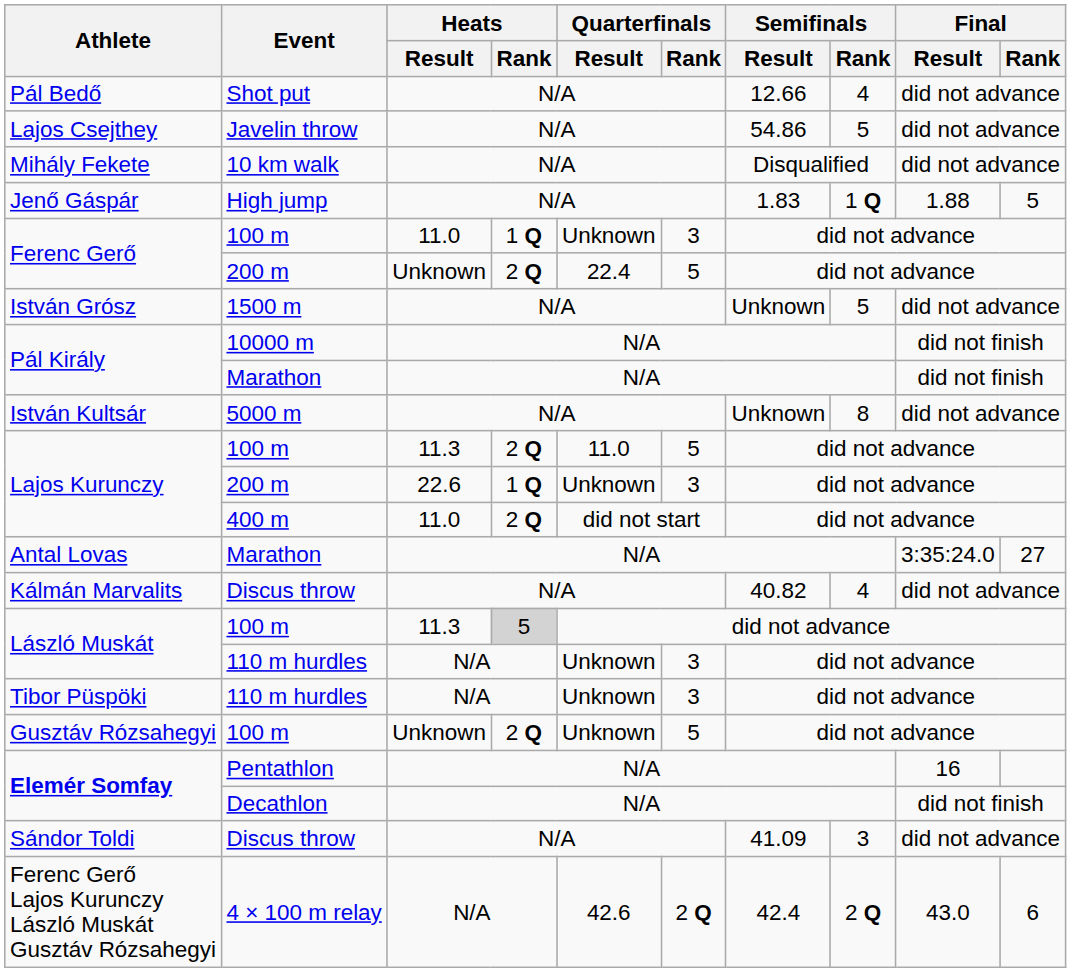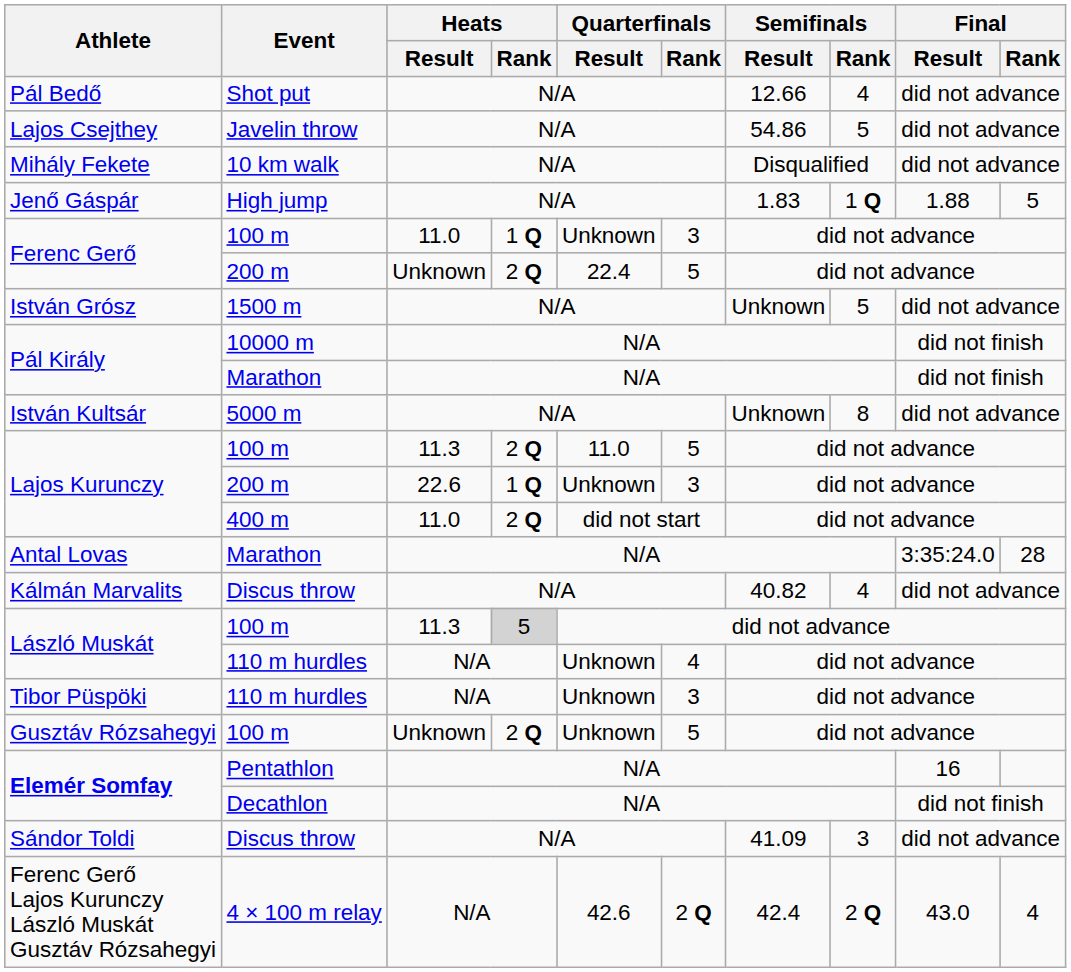(1033, 555) 27 -> (1033, 555) 28
(694, 662) 3 -> (694, 662) 4
(1033, 912) 6 -> (1033, 912) 4
